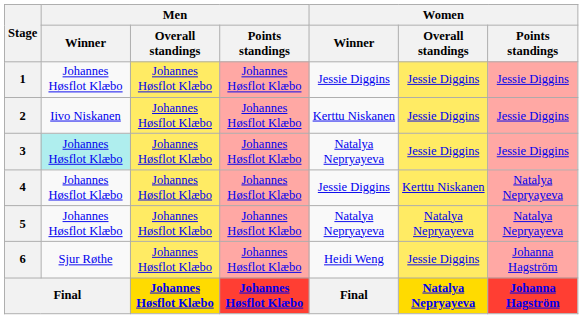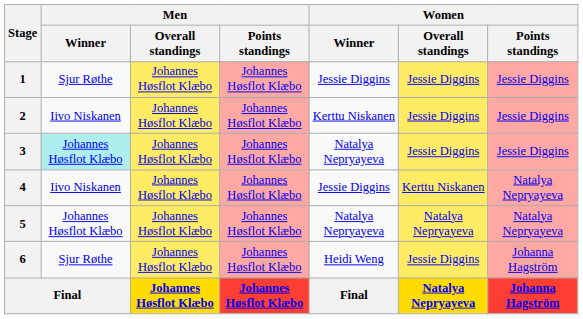(86, 79) Johannes Høsflot Klæbo -> (86, 79) Sjur Røthe
(86, 187) Johannes Høsflot Klæbo -> (86, 187) Iivo Niskanen
